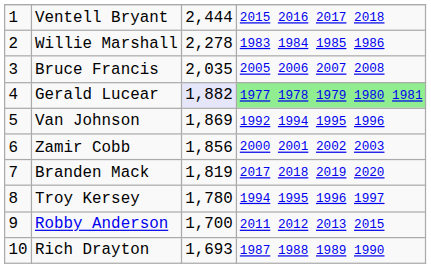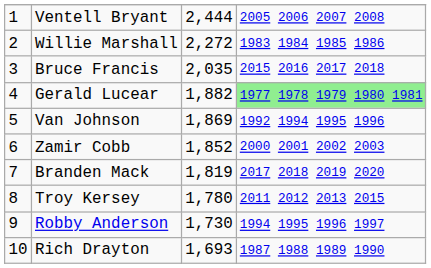(312, 18) 2015 2016 2017 2018 -> (312, 18) 2005 2006 2007 2008
(209, 43) 2,278 -> (209, 43) 2,272
(312, 69) 2005 2006 2007 2008 -> (312, 69) 2015 2016 2017 2018
(209, 95) lavender background -> (209, 95) no background
(209, 147) 1,856 -> (209, 147) 1,852
(312, 198) 1994 1995 1996 1997 -> (312, 198) 2011 2012 2013 2015
(209, 224) 1,700 -> (209, 224) 1,730
(312, 224) 2011 2012 2013 2015 -> (312, 224) 1994 1995 1996 1997
